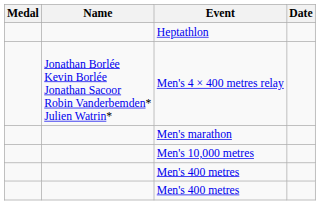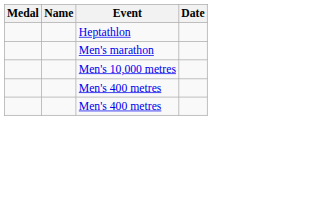- row: (98, 90)
